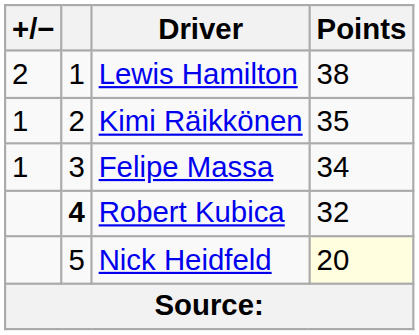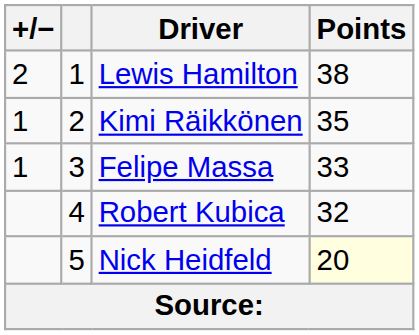(333, 167) 34 -> (333, 167) 33
(77, 213) bold -> (77, 213) normal
